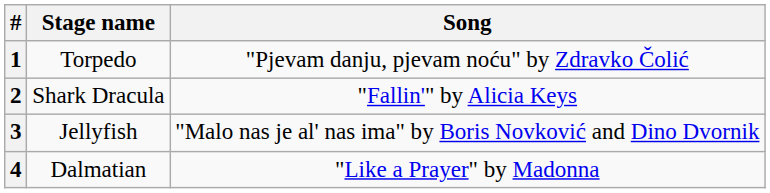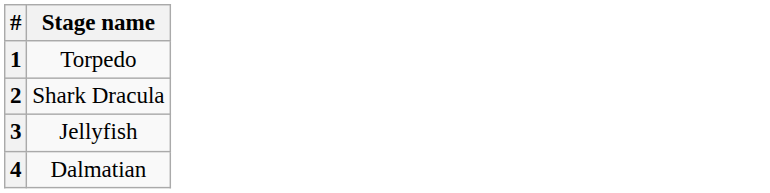- column: (467, 22)
